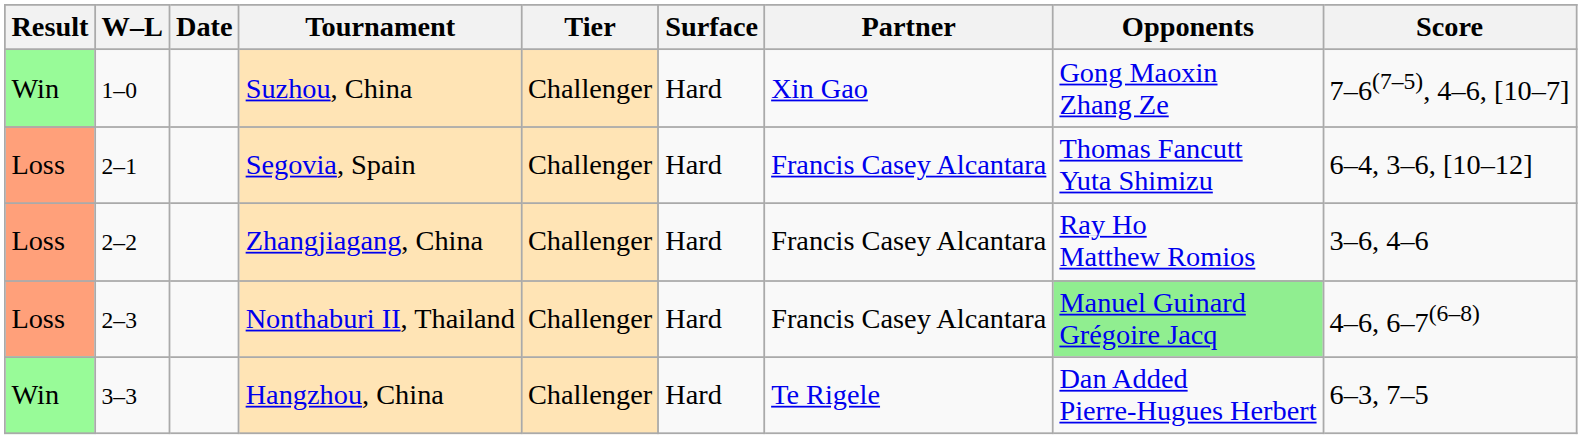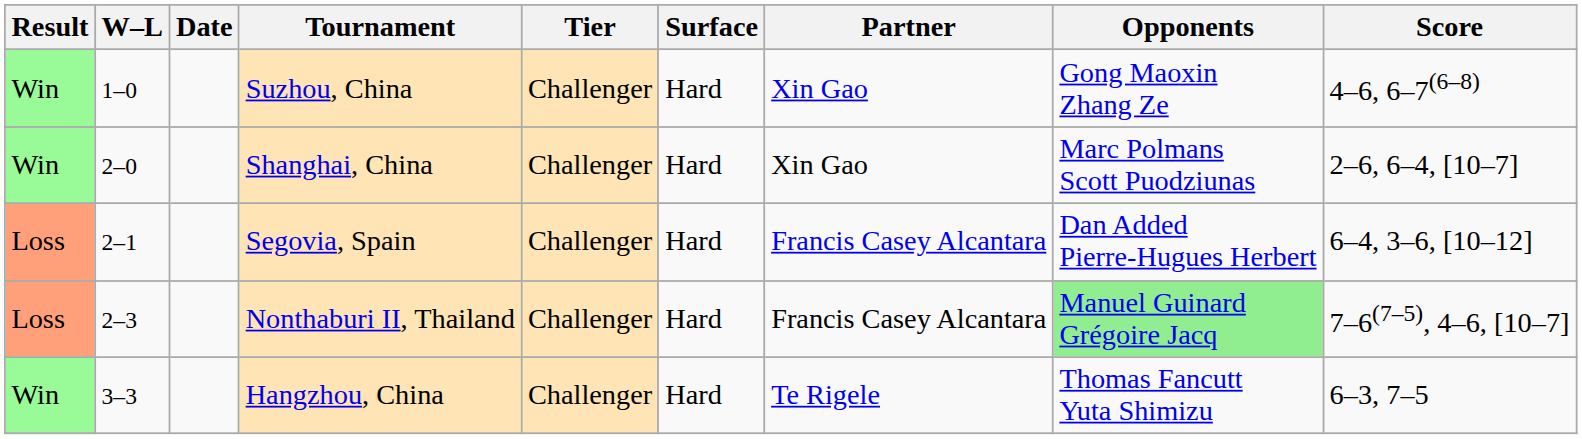(1450, 87) 7–6(7–5), 4–6, [10–7] -> (1405, 87) 4–6, 6–7(6–8)
+ row: (339, 164)
(1151, 164) Thomas Fancutt Yuta Shimizu -> (1188, 241) Dan Added Pierre-Hugues Herbert
- row: (364, 241)
(1405, 318) 4–6, 6–7(6–8) -> (1450, 318) 7–6(7–5), 4–6, [10–7]
(1188, 394) Dan Added Pierre-Hugues Herbert -> (1151, 394) Thomas Fancutt Yuta Shimizu
